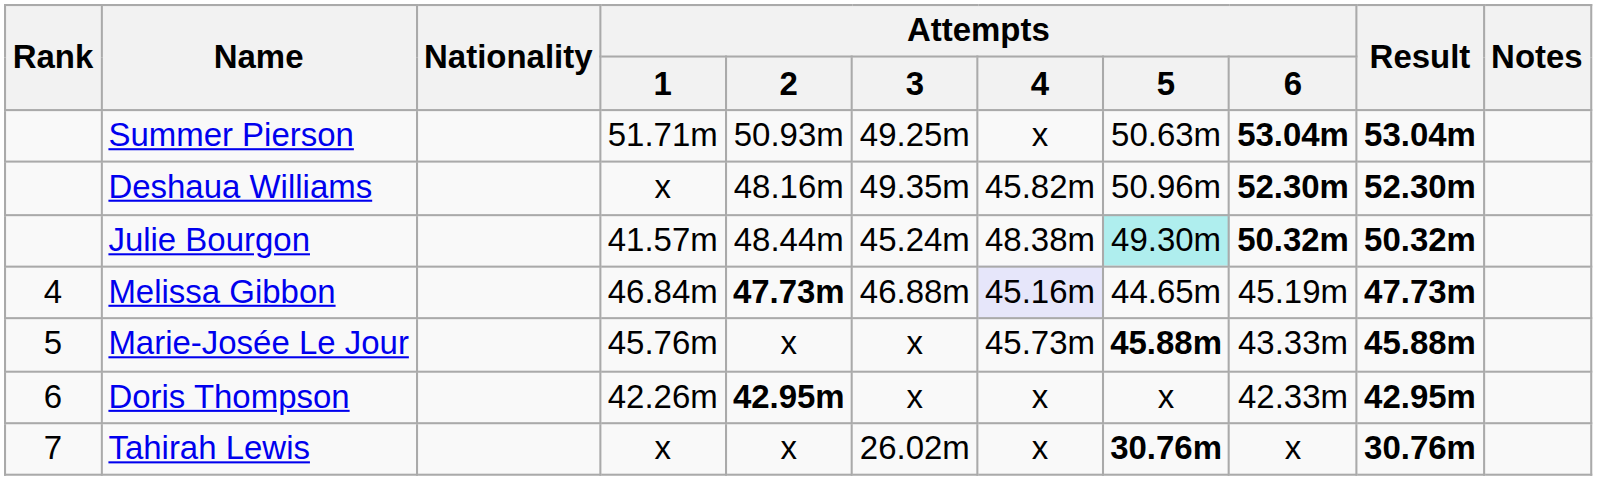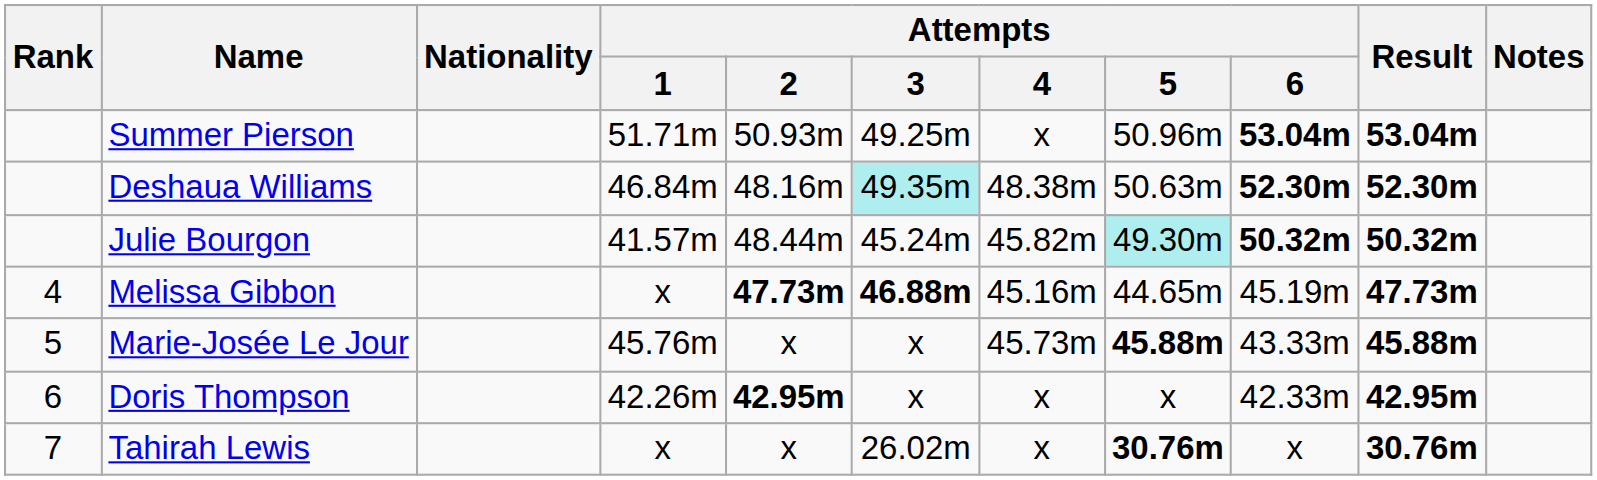(1166, 135) 50.63m -> (1168, 135) 50.96m
(663, 187) x -> (663, 187) 46.84m
(915, 187) no background -> (916, 187) paleturquoise background
(1040, 187) 45.82m -> (1042, 187) 48.38m
(1166, 187) 50.96m -> (1168, 187) 50.63m
(1040, 239) 48.38m -> (1042, 239) 45.82m
(663, 291) 46.84m -> (663, 291) x
(915, 291) normal -> (916, 291) bold
(1040, 291) lavender background -> (1042, 291) no background
